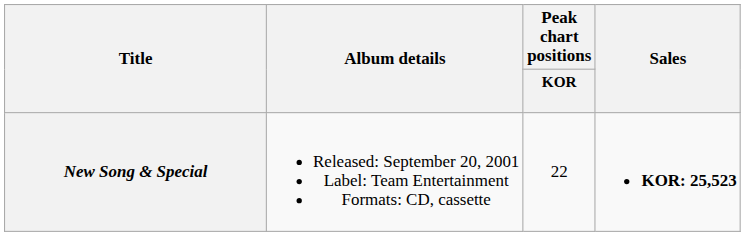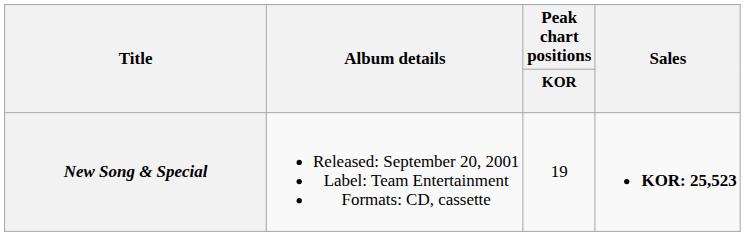(559, 171) 22 -> (559, 171) 19
